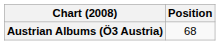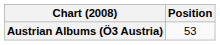(190, 31) 68 -> (190, 31) 53
